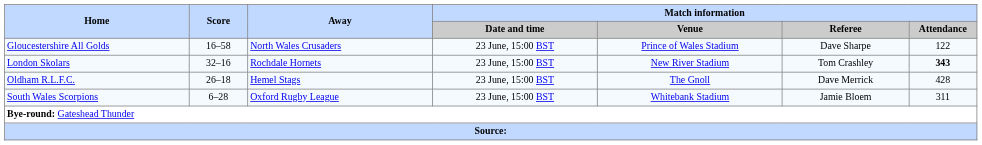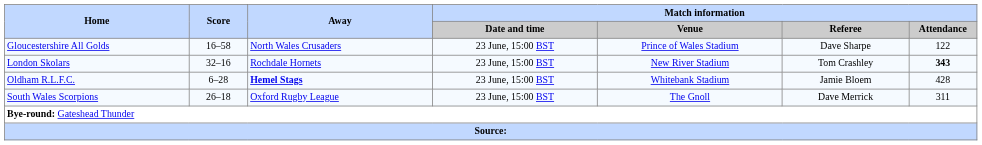(218, 80) 26–18 -> (218, 80) 6–28
(275, 80) normal -> (276, 80) bold
(690, 80) The Gnoll -> (690, 80) Whitebank Stadium
(846, 80) Dave Merrick -> (846, 80) Jamie Bloem
(218, 97) 6–28 -> (218, 97) 26–18
(690, 97) Whitebank Stadium -> (690, 97) The Gnoll
(846, 97) Jamie Bloem -> (846, 97) Dave Merrick
